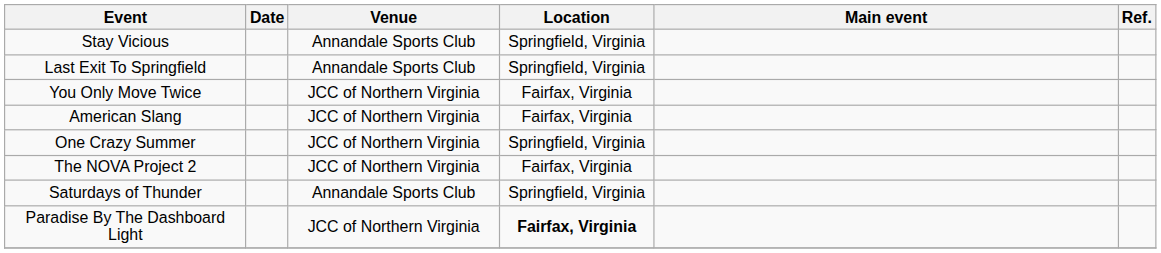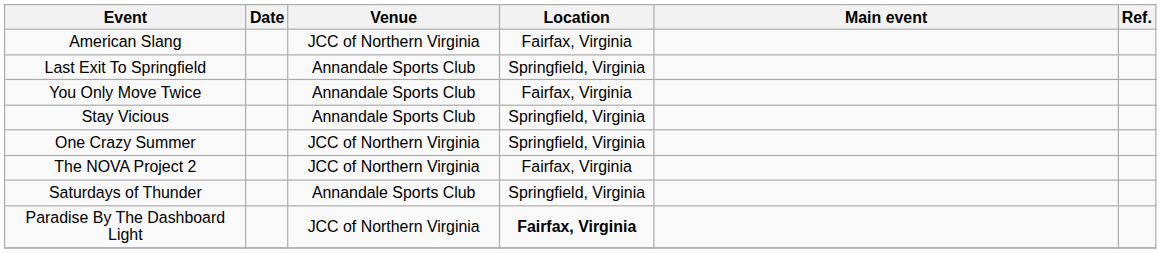rows swapped: (125, 42) <-> (125, 117)
(394, 92) JCC of Northern Virginia -> (394, 92) Annandale Sports Club
